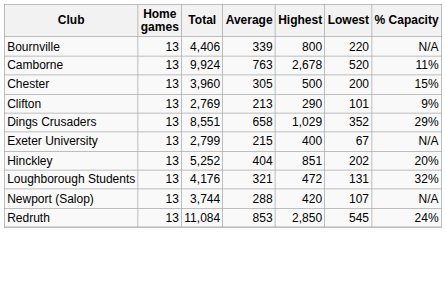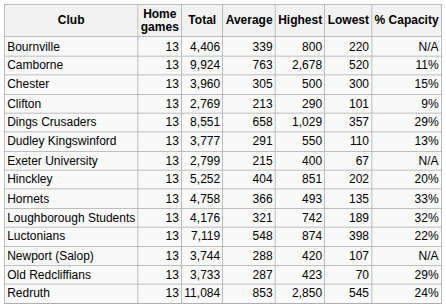(359, 84) 200 -> (359, 84) 300
(359, 122) 352 -> (359, 122) 357
+ row: (62, 141)
+ row: (28, 198)
(312, 179) 472 -> (312, 217) 742
(359, 179) 131 -> (359, 217) 189
+ row: (36, 236)
+ row: (49, 274)
